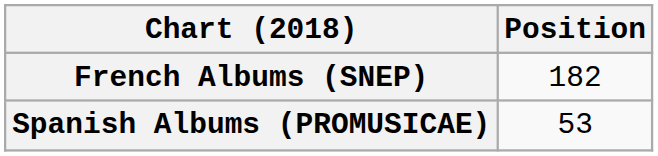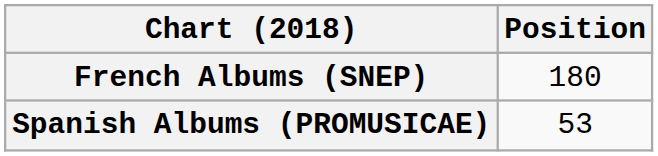(575, 77) 182 -> (575, 77) 180
